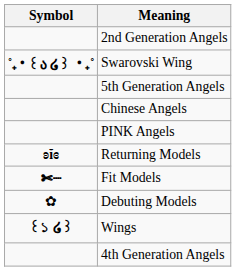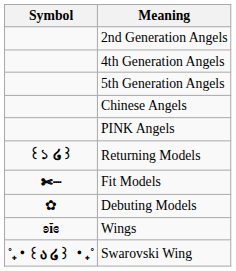rows swapped: (163, 254) <-> (147, 62)
(51, 154) ʚĭɞ -> (51, 154) ꒰১ ໒꒱
(51, 227) ꒰১ ໒꒱ -> (51, 228) ʚĭɞ
